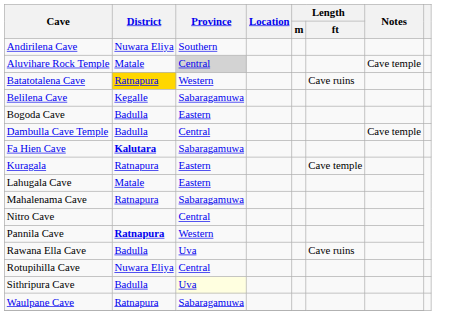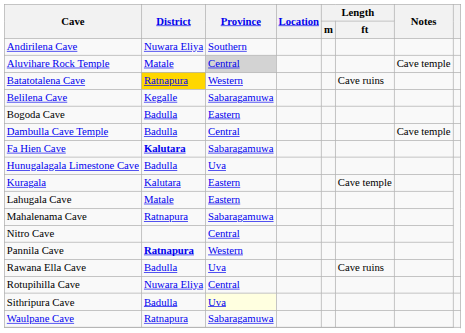+ row: (73, 166)
(136, 166) Ratnapura -> (162, 183) Kalutara
